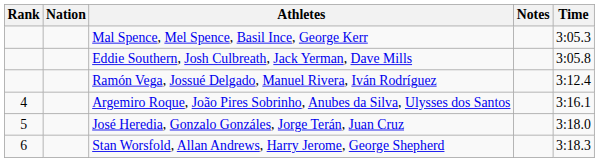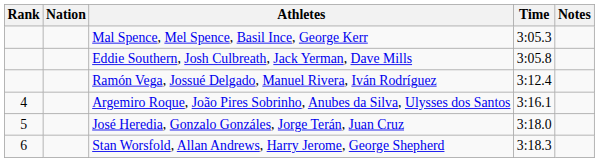columns swapped: (573, 15) <-> (533, 15)
